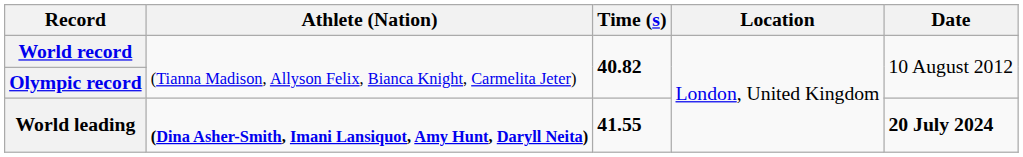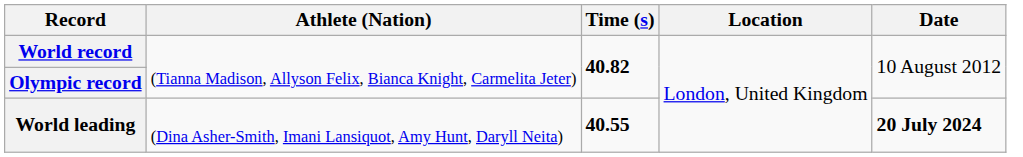(369, 135) bold -> (357, 137) normal
(619, 124) 41.55 -> (608, 124) 40.55
